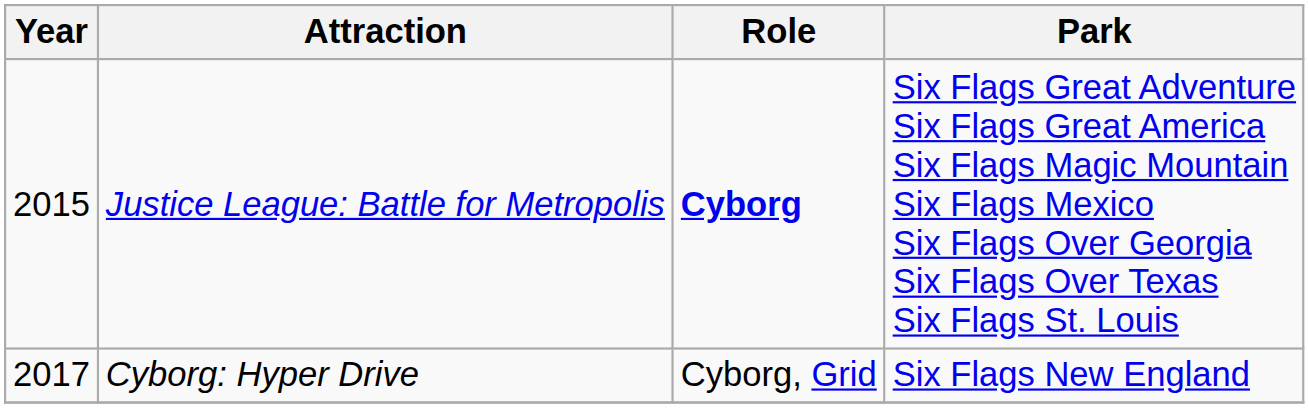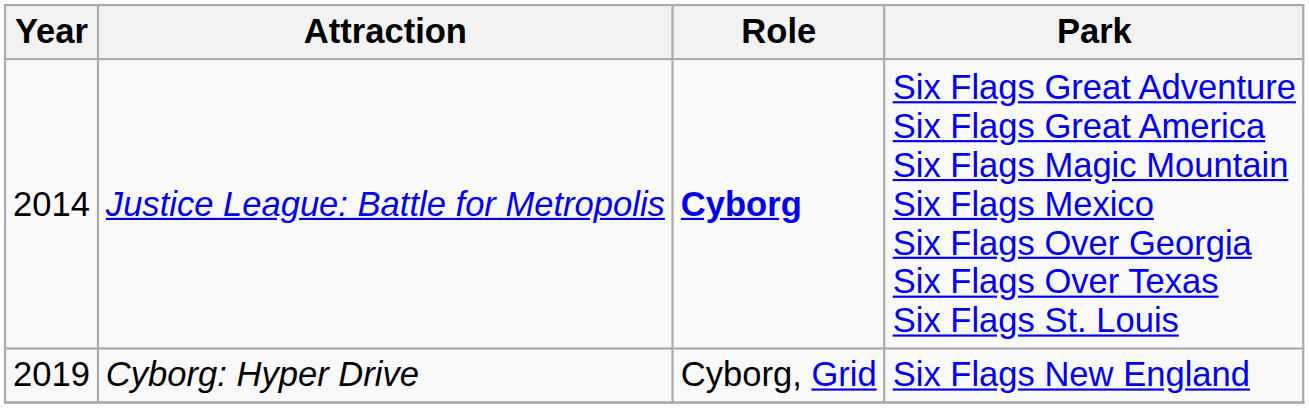(51, 203) 2015 -> (51, 203) 2014
(51, 374) 2017 -> (51, 374) 2019
